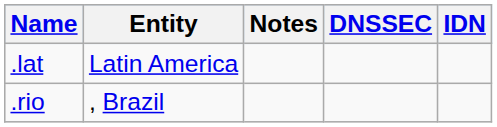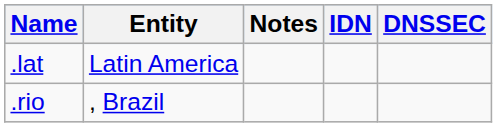columns swapped: (465, 24) <-> (381, 24)
